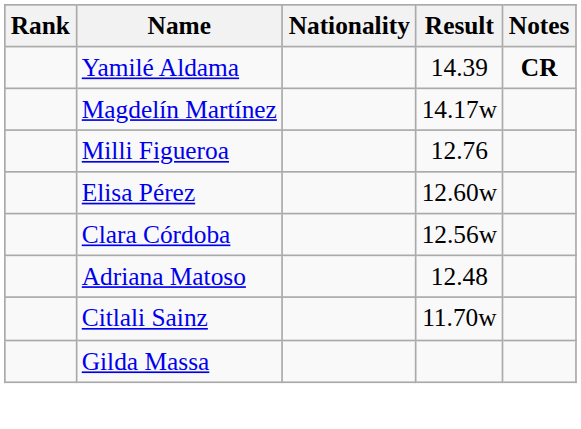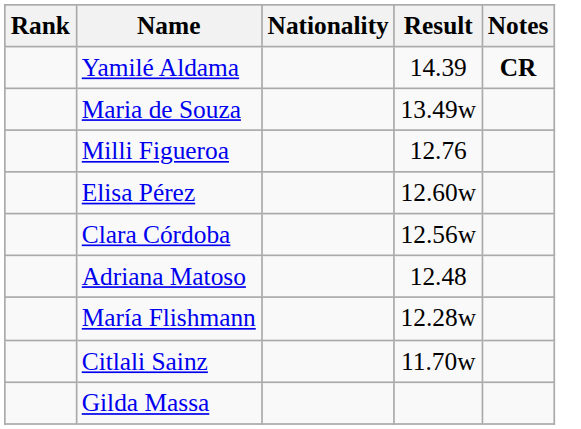- row: (179, 109)
+ row: (161, 109)
+ row: (169, 318)
